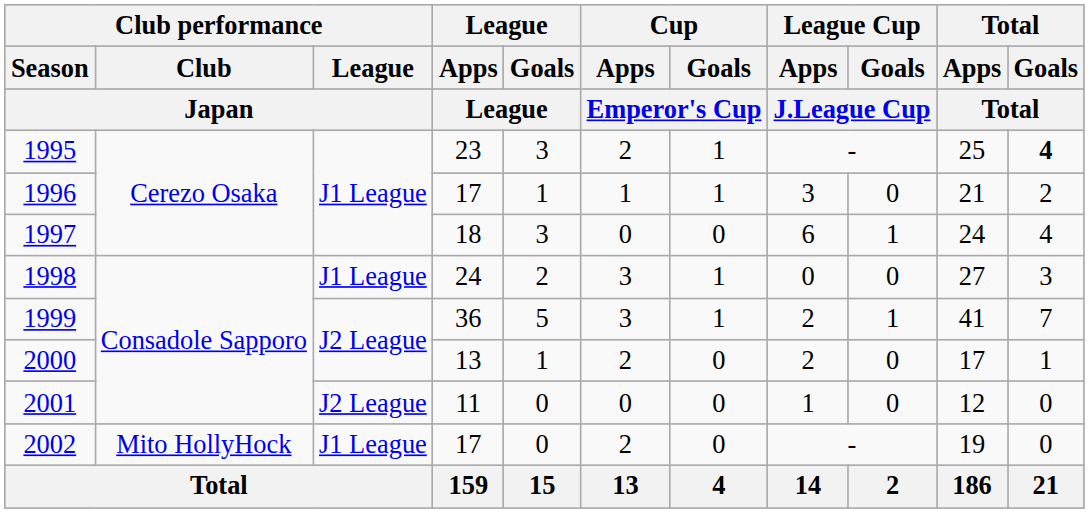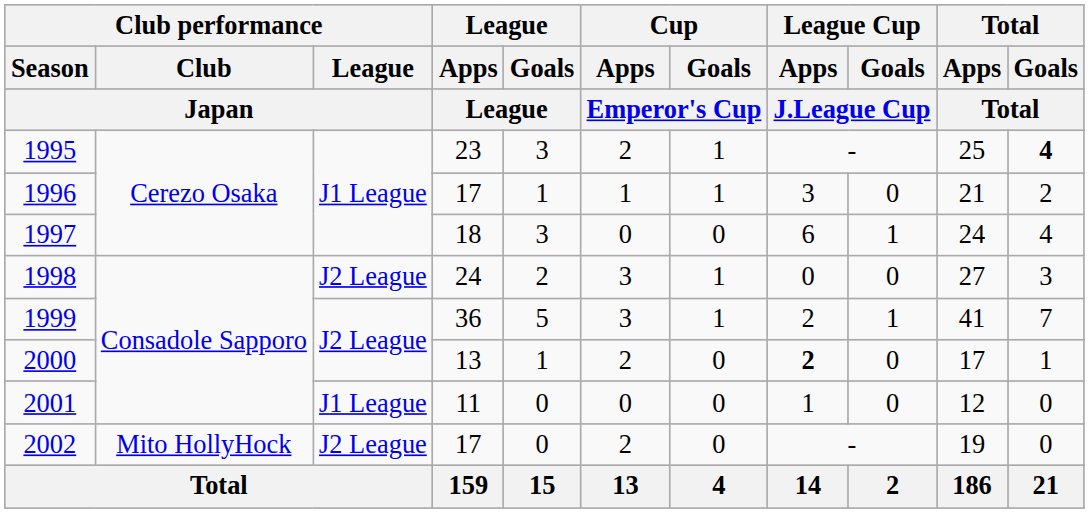(373, 276) J1 League -> (373, 276) J2 League
(808, 360) normal -> (808, 360) bold
(373, 402) J2 League -> (373, 402) J1 League
(373, 444) J1 League -> (373, 444) J2 League
